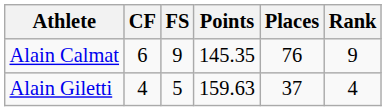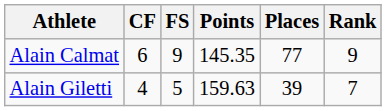(292, 55) 76 -> (292, 55) 77
(292, 89) 37 -> (292, 89) 39
(353, 89) 4 -> (353, 89) 7
